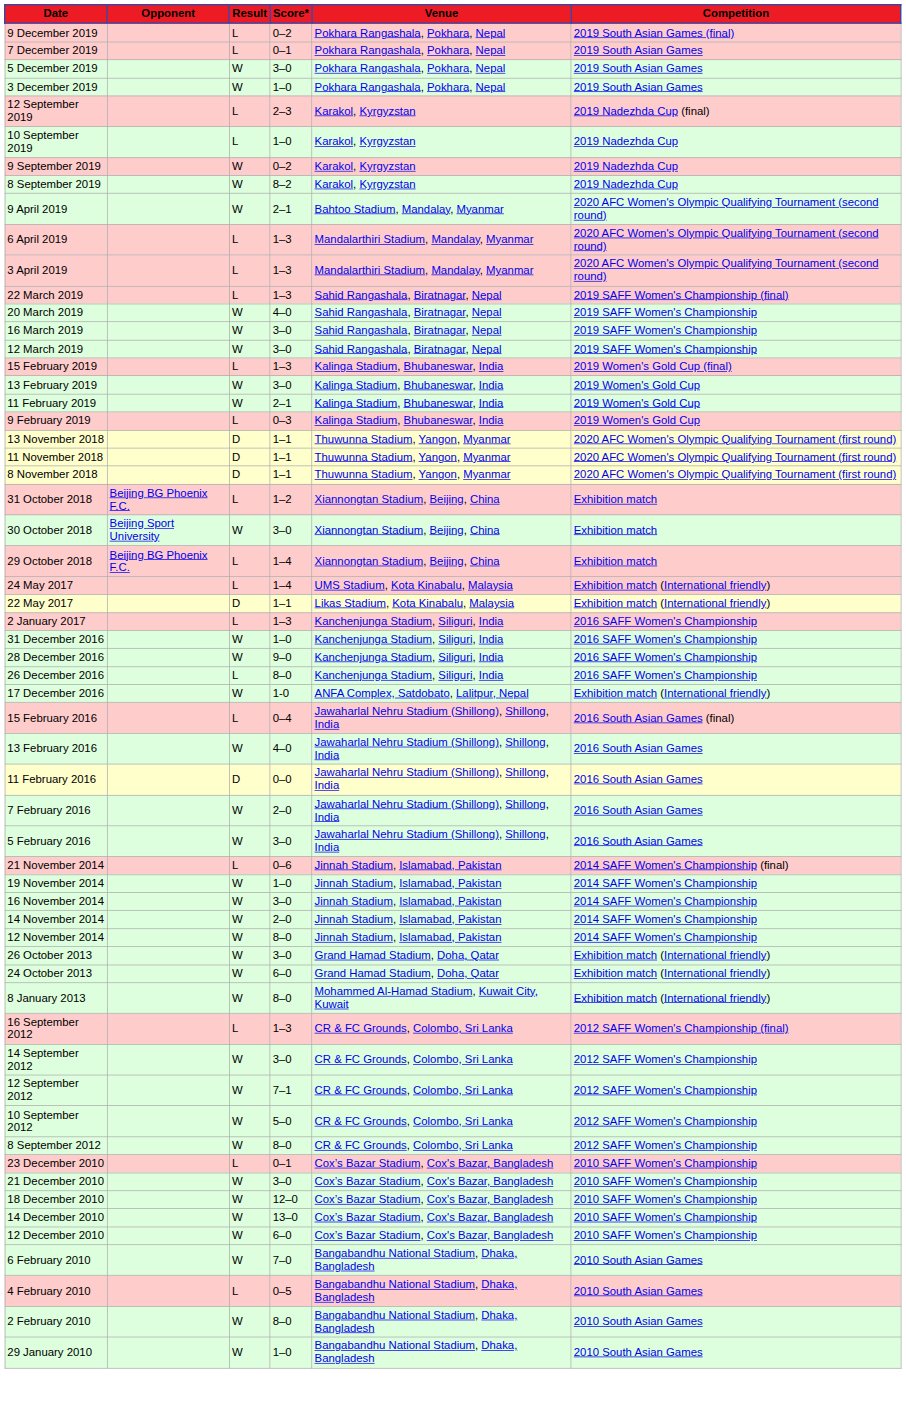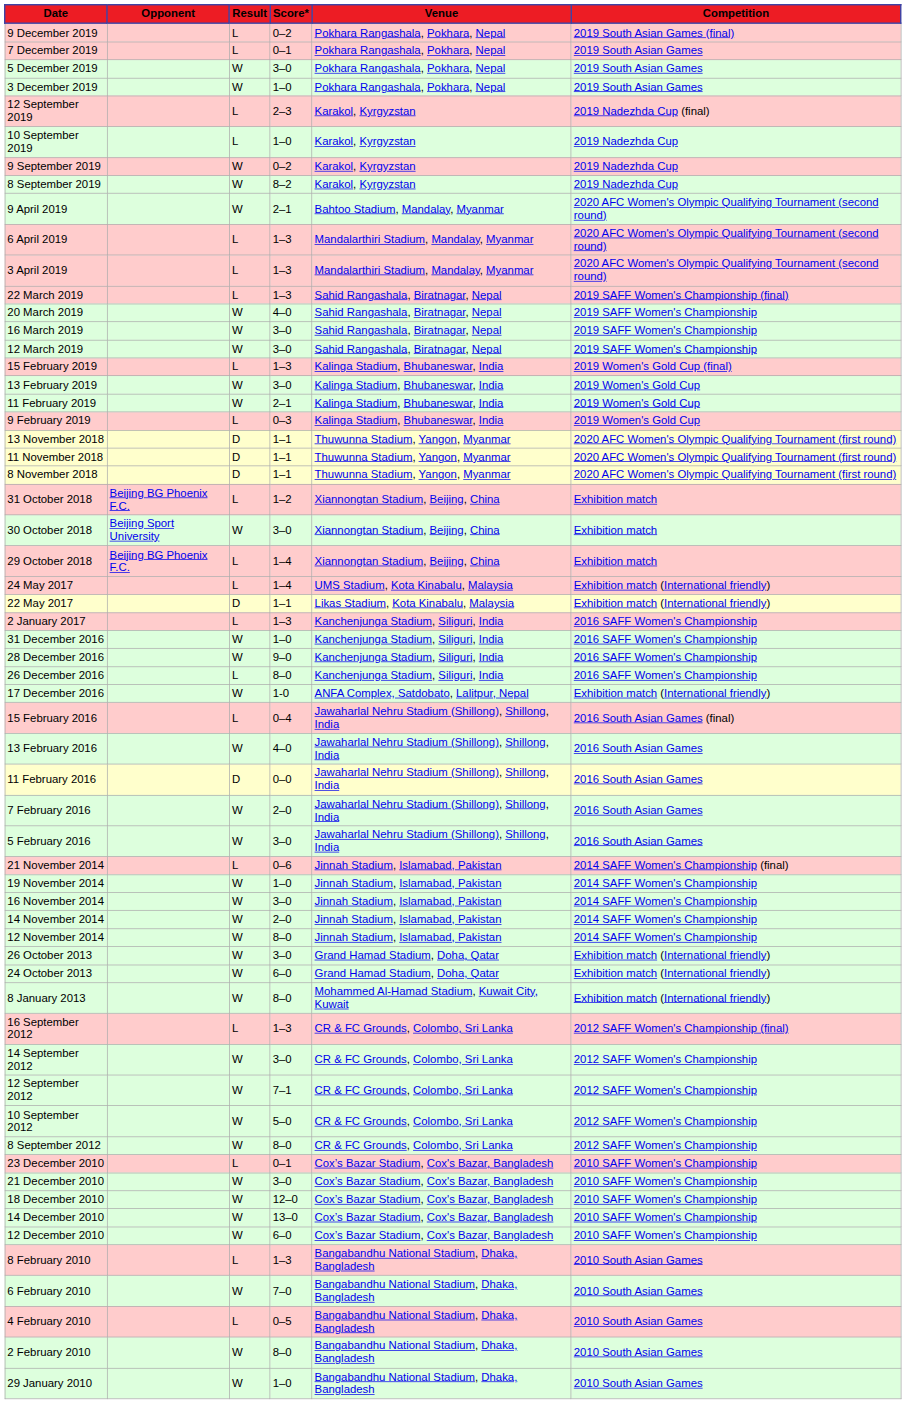+ row: (49, 1260)
